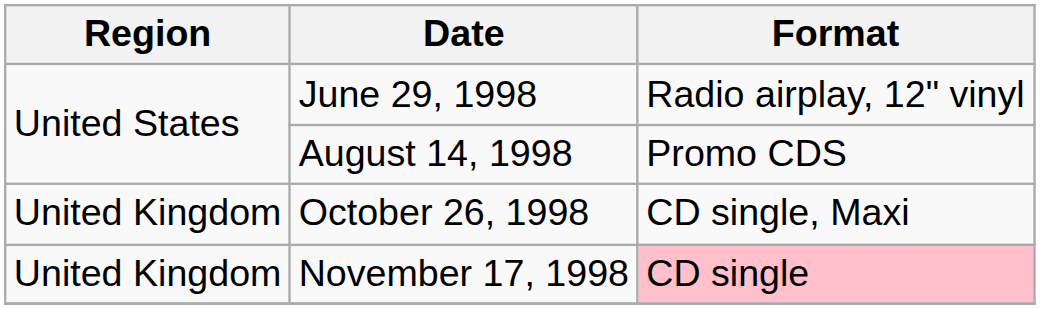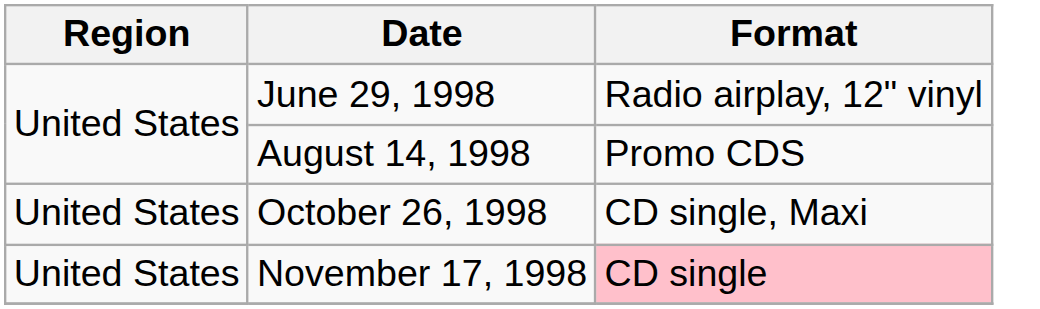(148, 213) United Kingdom -> (127, 213) United States
(148, 272) United Kingdom -> (127, 272) United States
